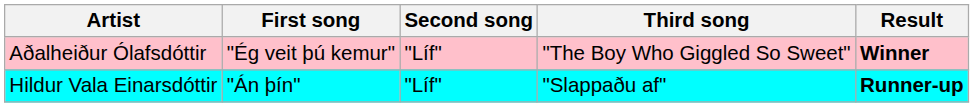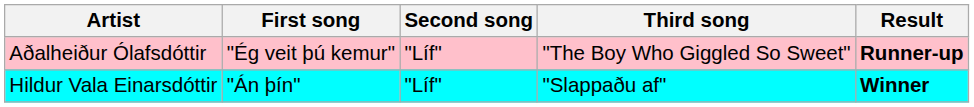(895, 53) Winner -> (912, 53) Runner-up
(912, 85) Runner-up -> (895, 85) Winner
